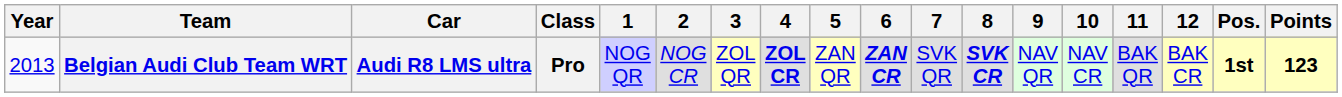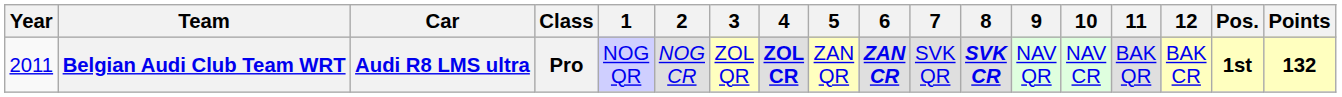(32, 64) 2013 -> (31, 64) 2011
(1301, 64) 123 -> (1299, 64) 132
